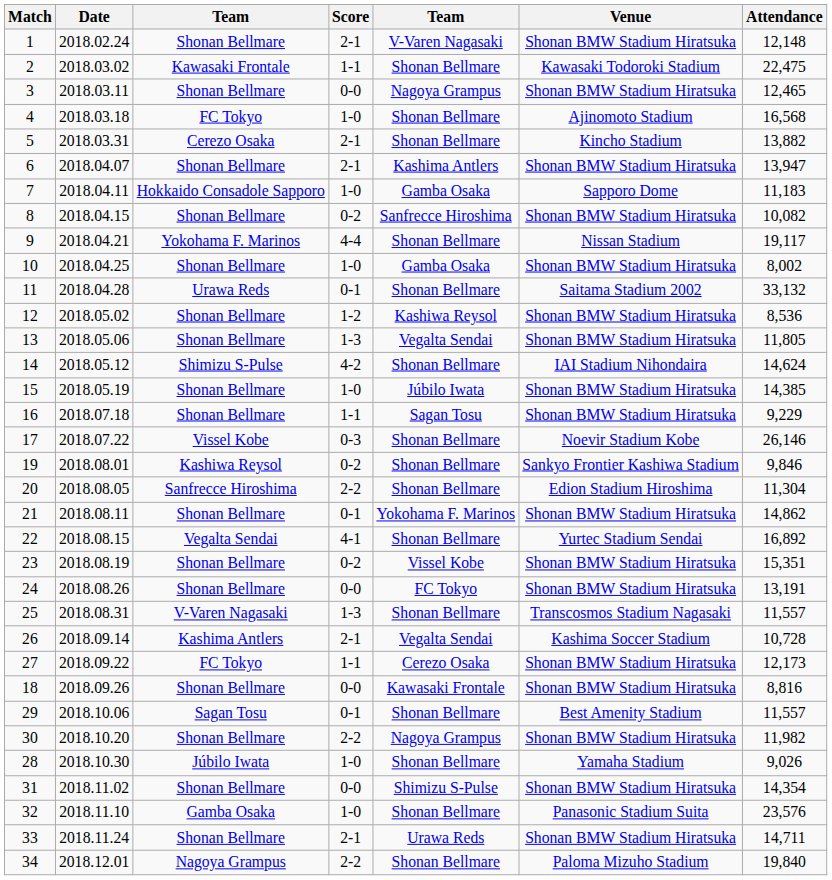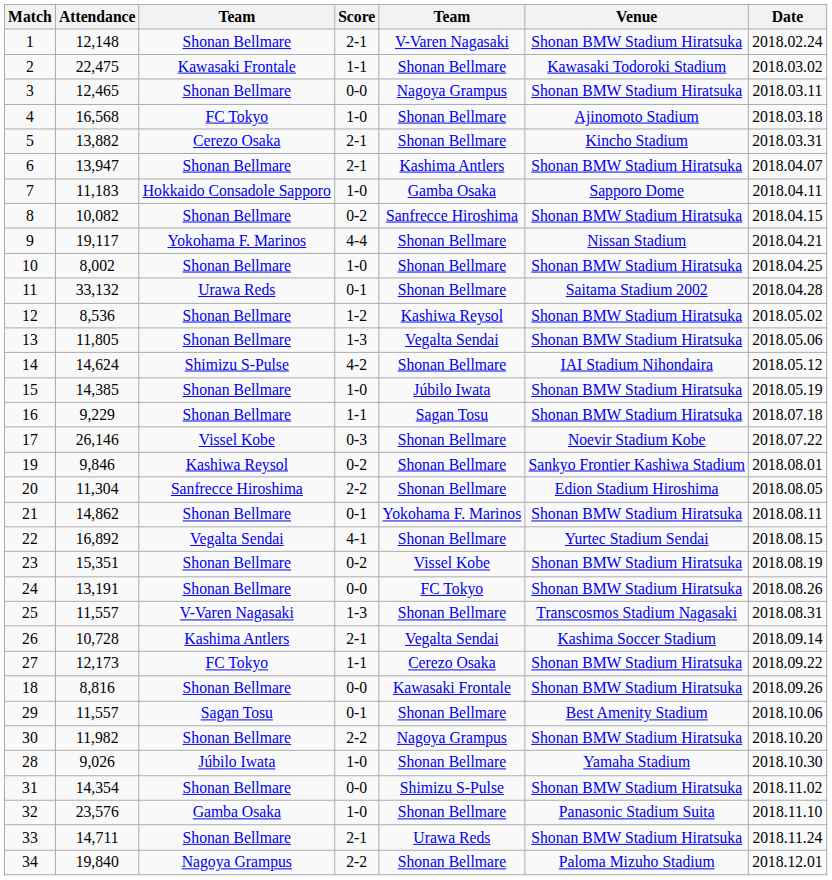columns swapped: (94, 16) <-> (784, 16)
(446, 265) Gamba Osaka -> (452, 265) Shonan Bellmare
